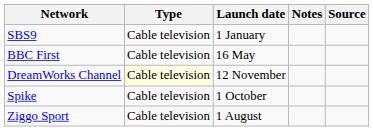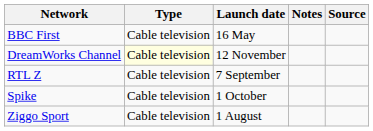- row: (22, 34)
+ row: (24, 75)
